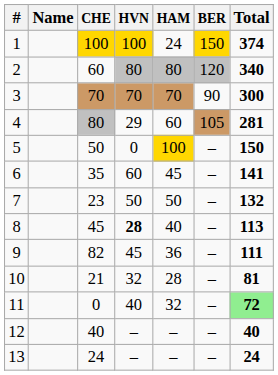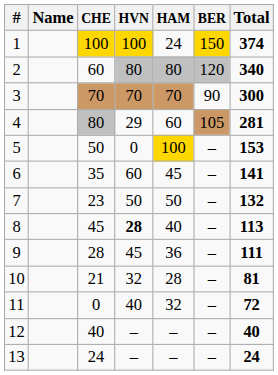(252, 148) 150 -> (252, 148) 153
(96, 252) 82 -> (96, 252) 28
(252, 305) lightgreen background -> (252, 305) no background
